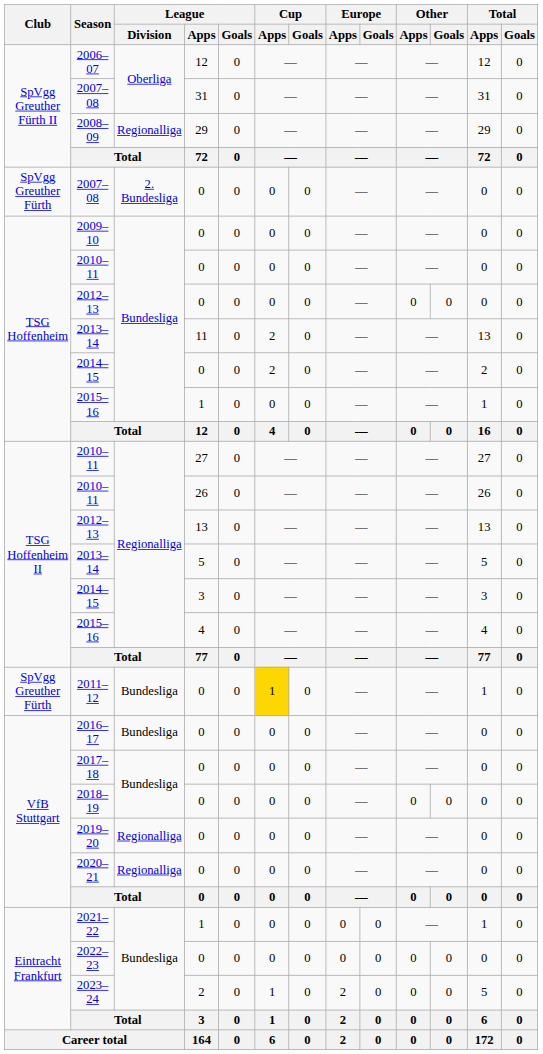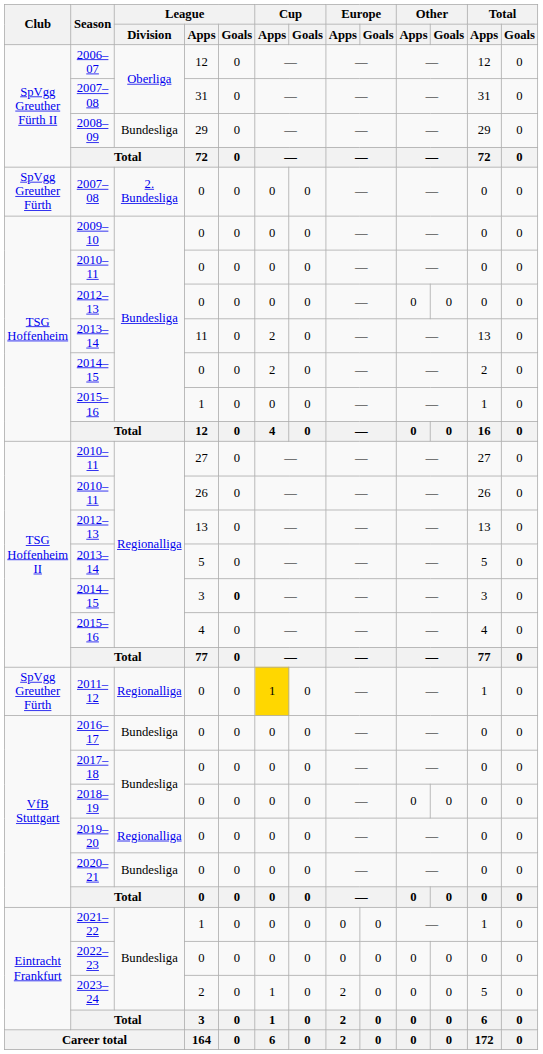(149, 130) Regionalliga -> (149, 130) Bundesliga
(237, 595) normal -> (237, 595) bold
(149, 691) Bundesliga -> (149, 691) Regionalliga
(149, 869) Regionalliga -> (149, 869) Bundesliga
